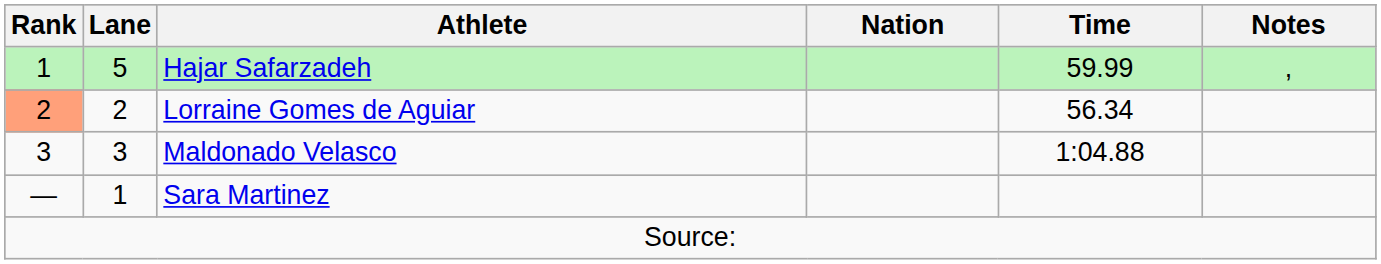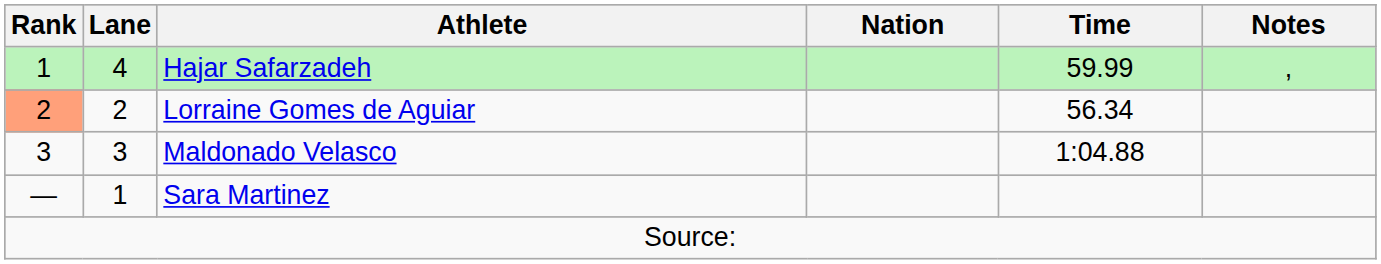(120, 68) 5 -> (120, 68) 4
